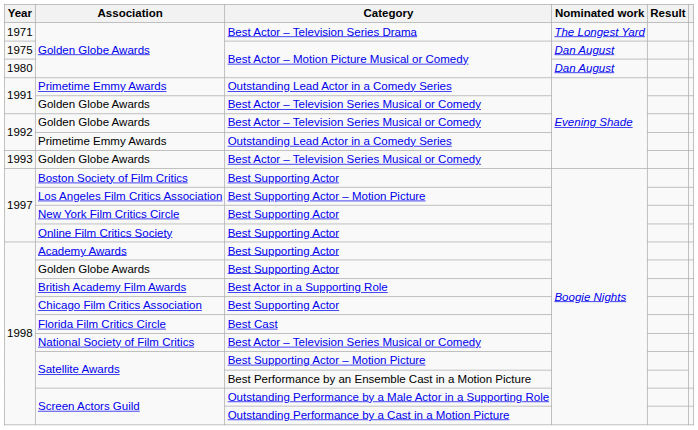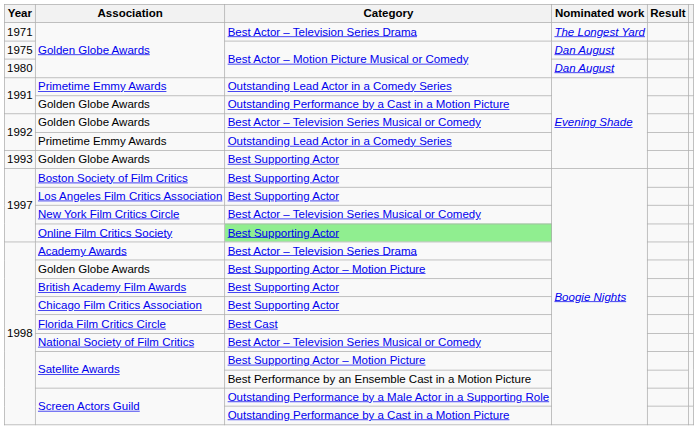(354, 104) Best Actor – Television Series Musical or Comedy -> (369, 104) Outstanding Performance by a Cast in a Motion Picture
(354, 159) Best Actor – Television Series Musical or Comedy -> (283, 159) Best Supporting Actor
(327, 196) Best Supporting Actor – Motion Picture -> (283, 196) Best Supporting Actor
(283, 214) Best Supporting Actor -> (354, 214) Best Actor – Television Series Musical or Comedy
(283, 232) no background -> (283, 232) lightgreen background
(283, 251) Best Supporting Actor -> (322, 251) Best Actor – Television Series Drama
(283, 269) Best Supporting Actor -> (327, 269) Best Supporting Actor – Motion Picture
(308, 287) Best Actor in a Supporting Role -> (283, 287) Best Supporting Actor
